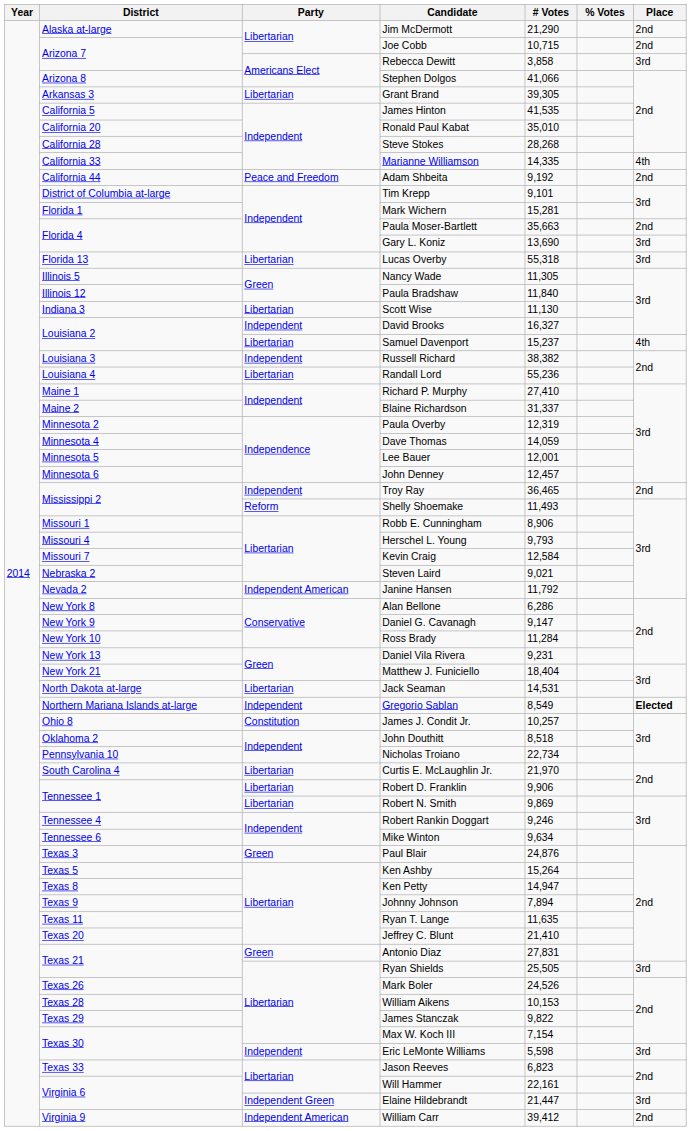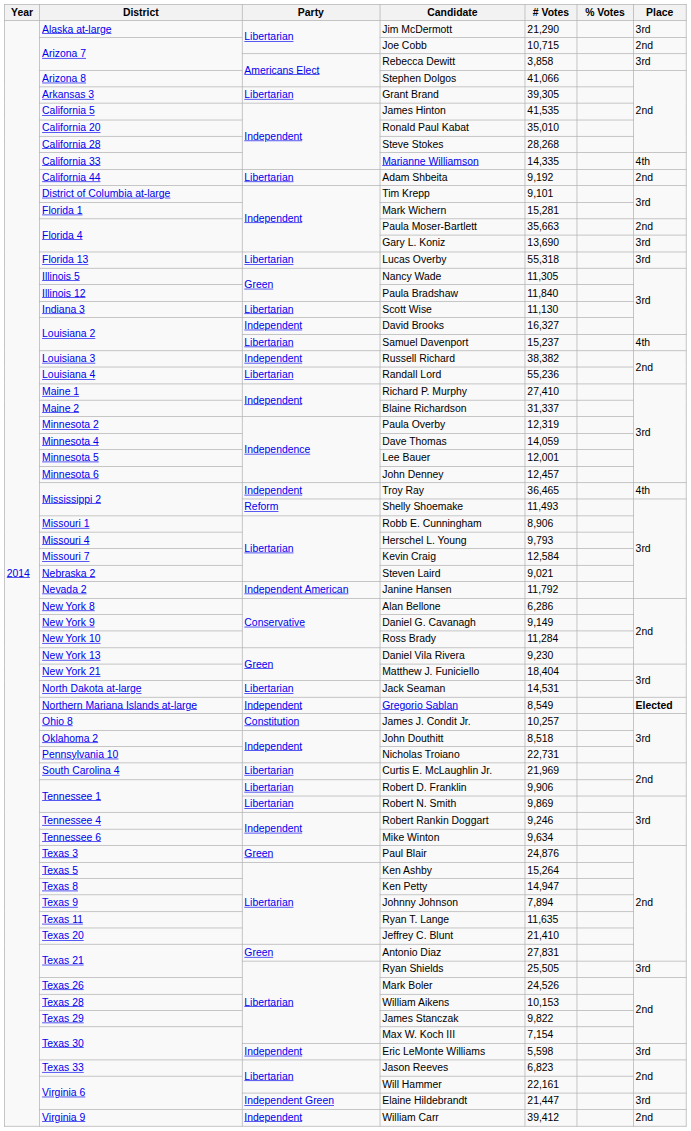(644, 29) 2nd -> (643, 29) 3rd
(291, 177) Peace and Freedom -> (269, 177) Libertarian
(644, 491) 2nd -> (643, 491) 4th
(540, 623) 9,147 -> (540, 623) 9,149
(540, 656) 9,231 -> (540, 656) 9,230
(543, 754) 22,734 -> (543, 754) 22,731
(543, 771) 21,970 -> (543, 771) 21,969
(296, 1117) Independent American -> (273, 1117) Independent
